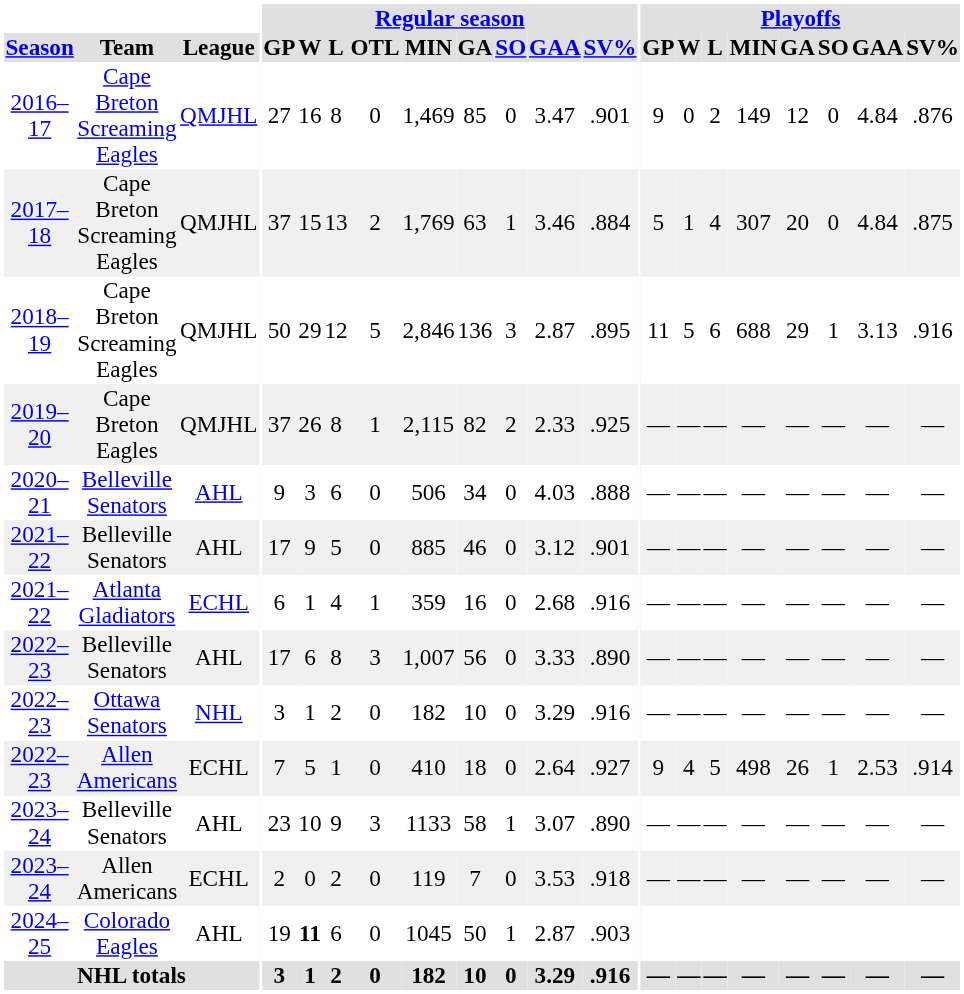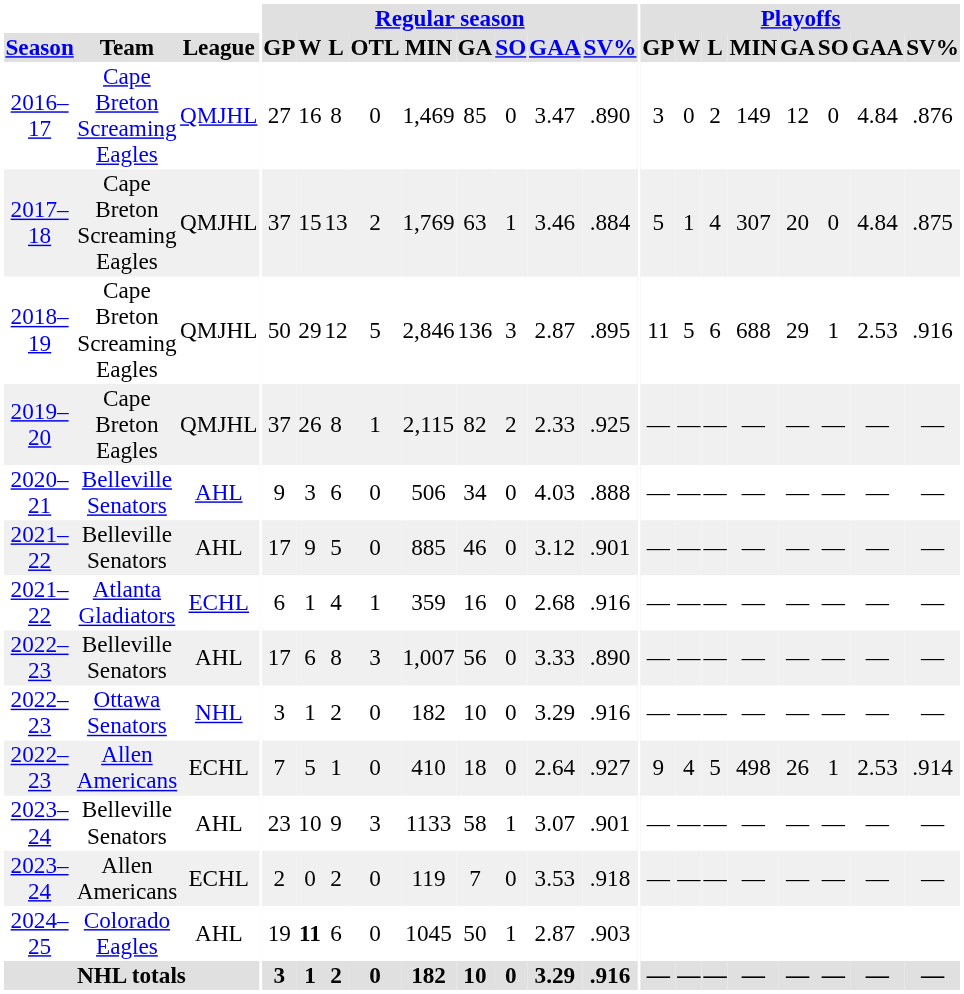(610, 115) .901 -> (610, 115) .890
(658, 115) 9 -> (658, 115) 3
(877, 330) 3.13 -> (877, 330) 2.53
(610, 823) .890 -> (610, 823) .901
